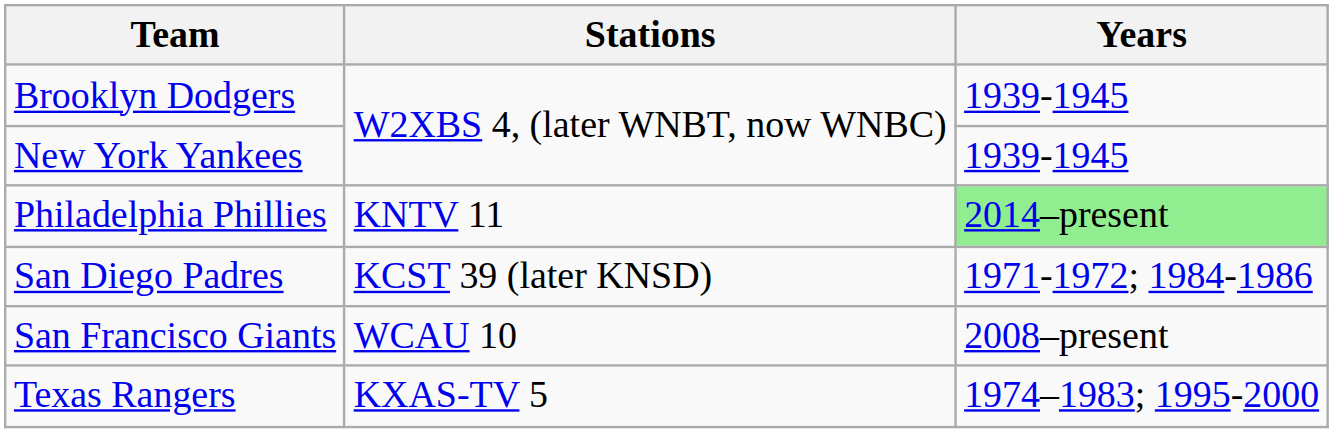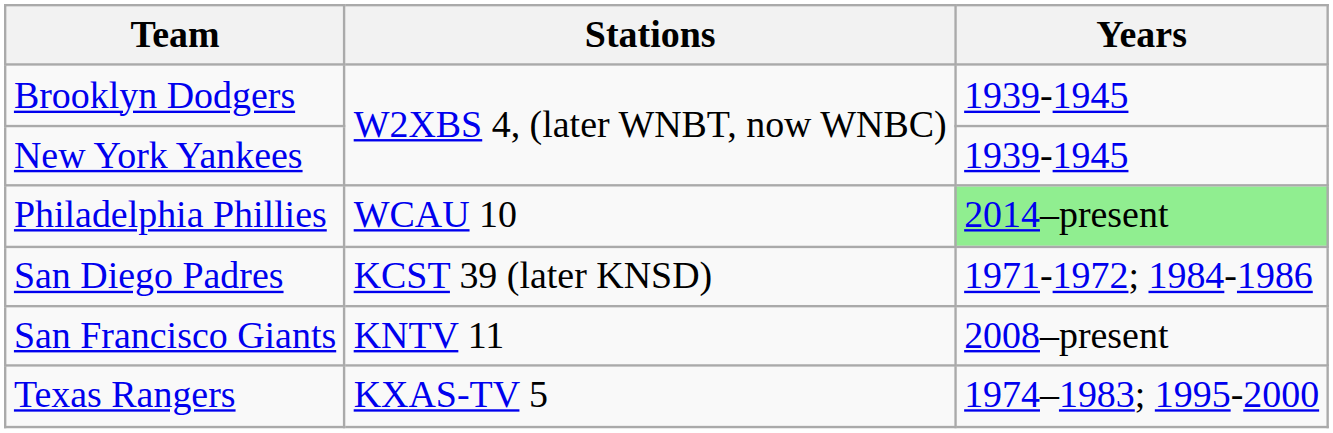(429, 214) KNTV 11 -> (435, 214) WCAU 10
(435, 335) WCAU 10 -> (429, 335) KNTV 11
